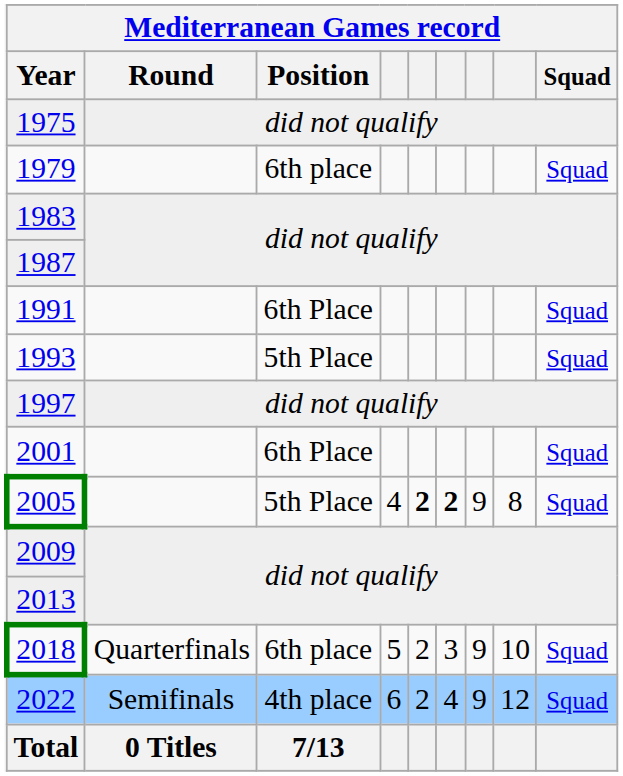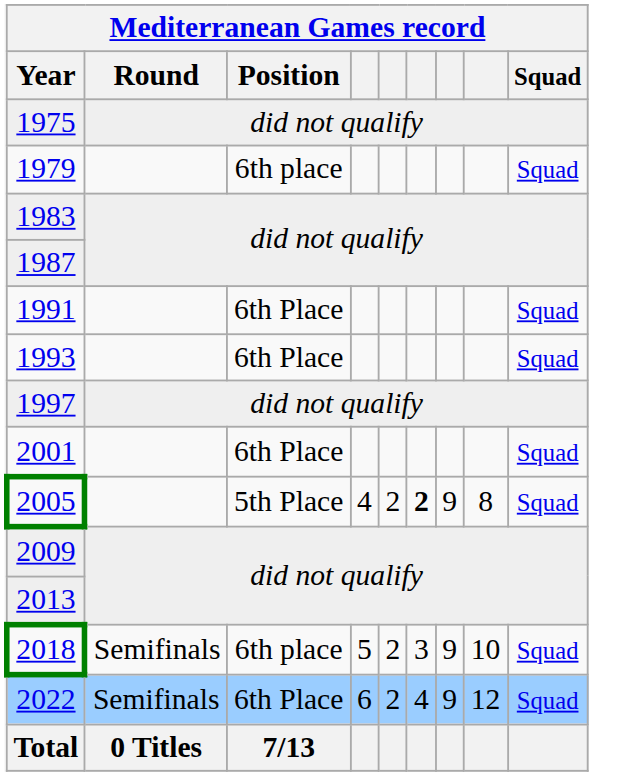(318, 356) 5th Place -> (289, 356) 6th Place
(422, 501) bold -> (393, 501) normal
(172, 649) Quarterfinals -> (157, 649) Semifinals
(318, 699) 4th place -> (289, 699) 6th Place
